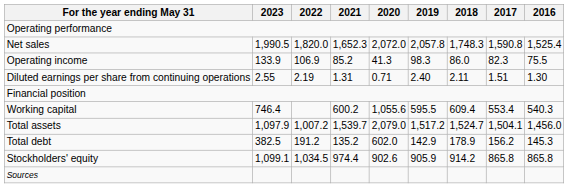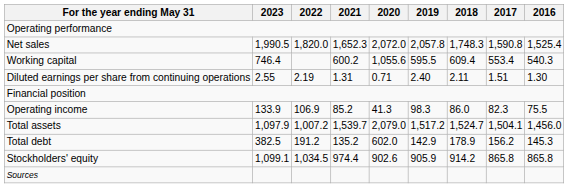rows swapped: (47, 61) <-> (42, 110)
